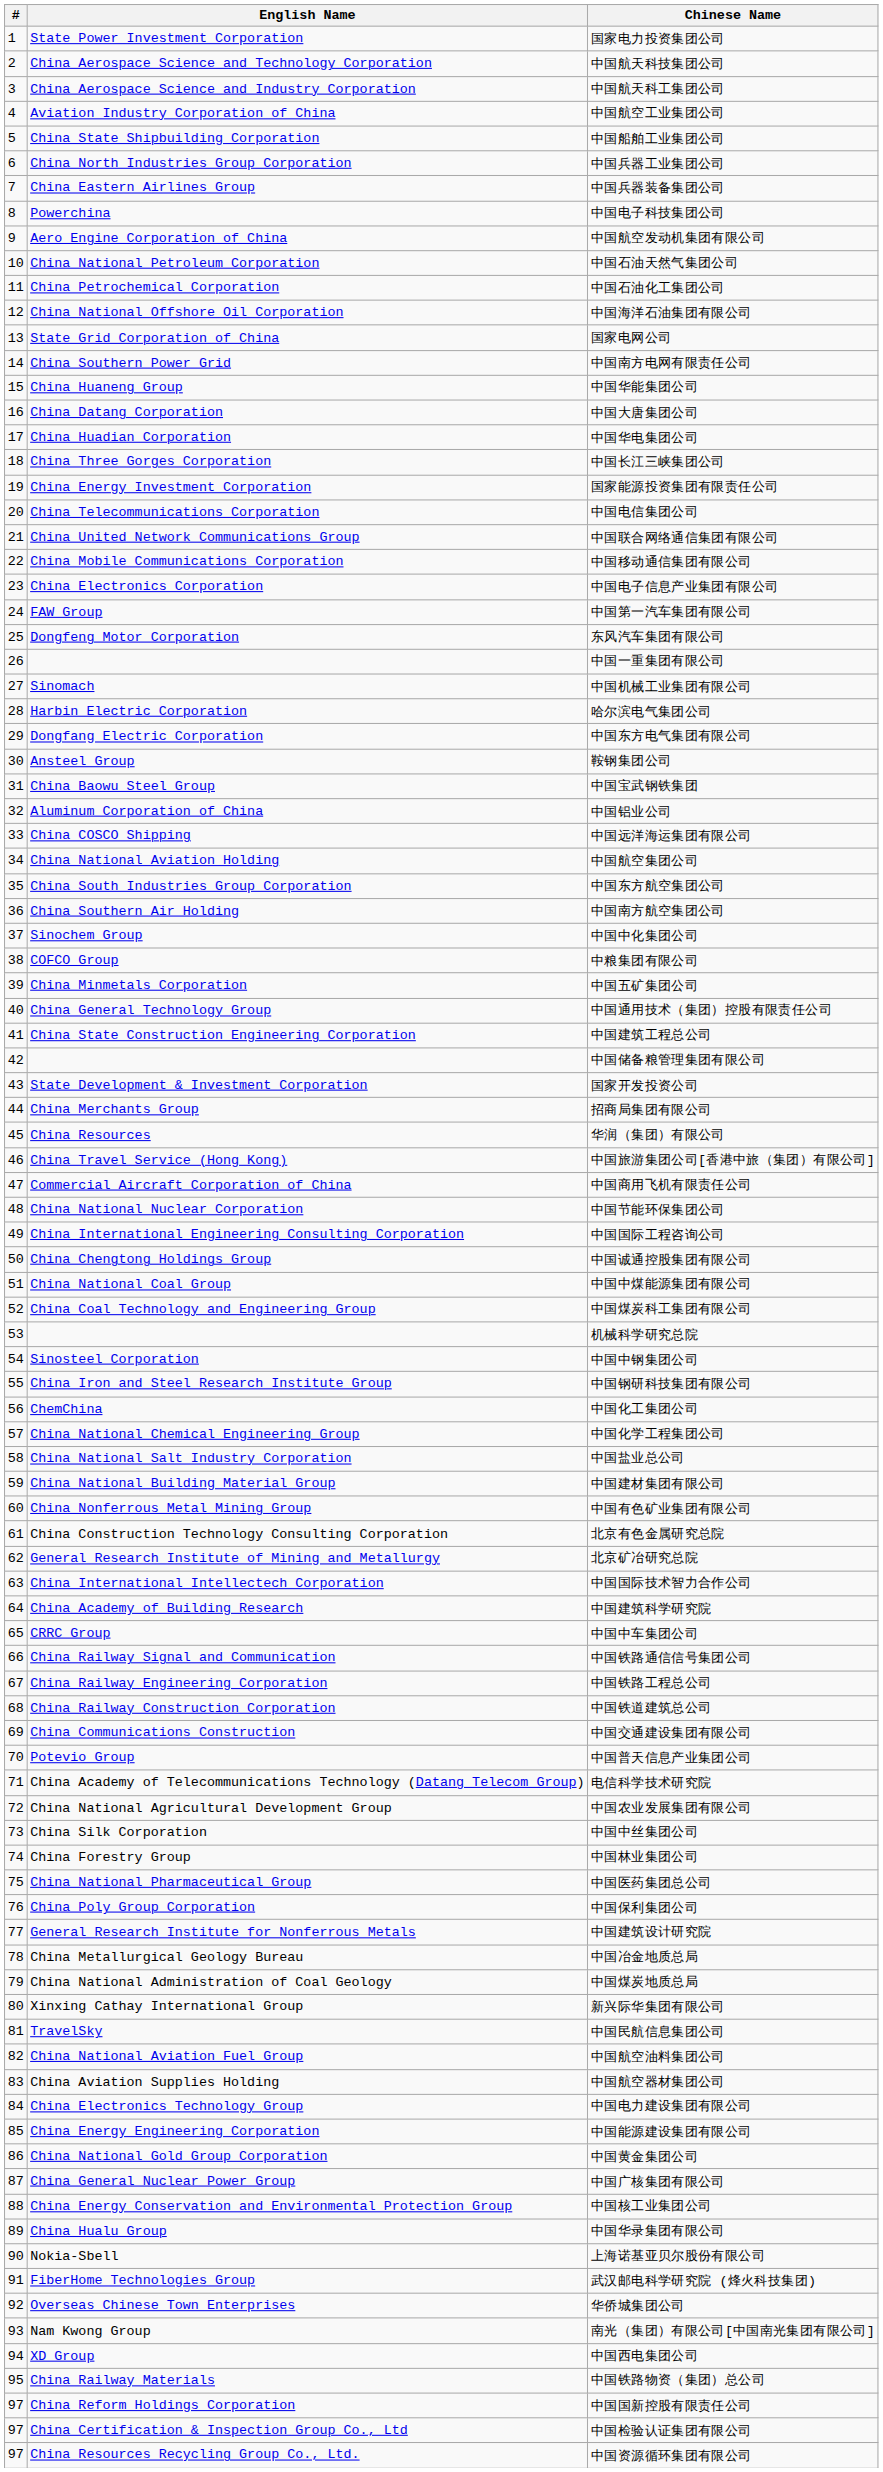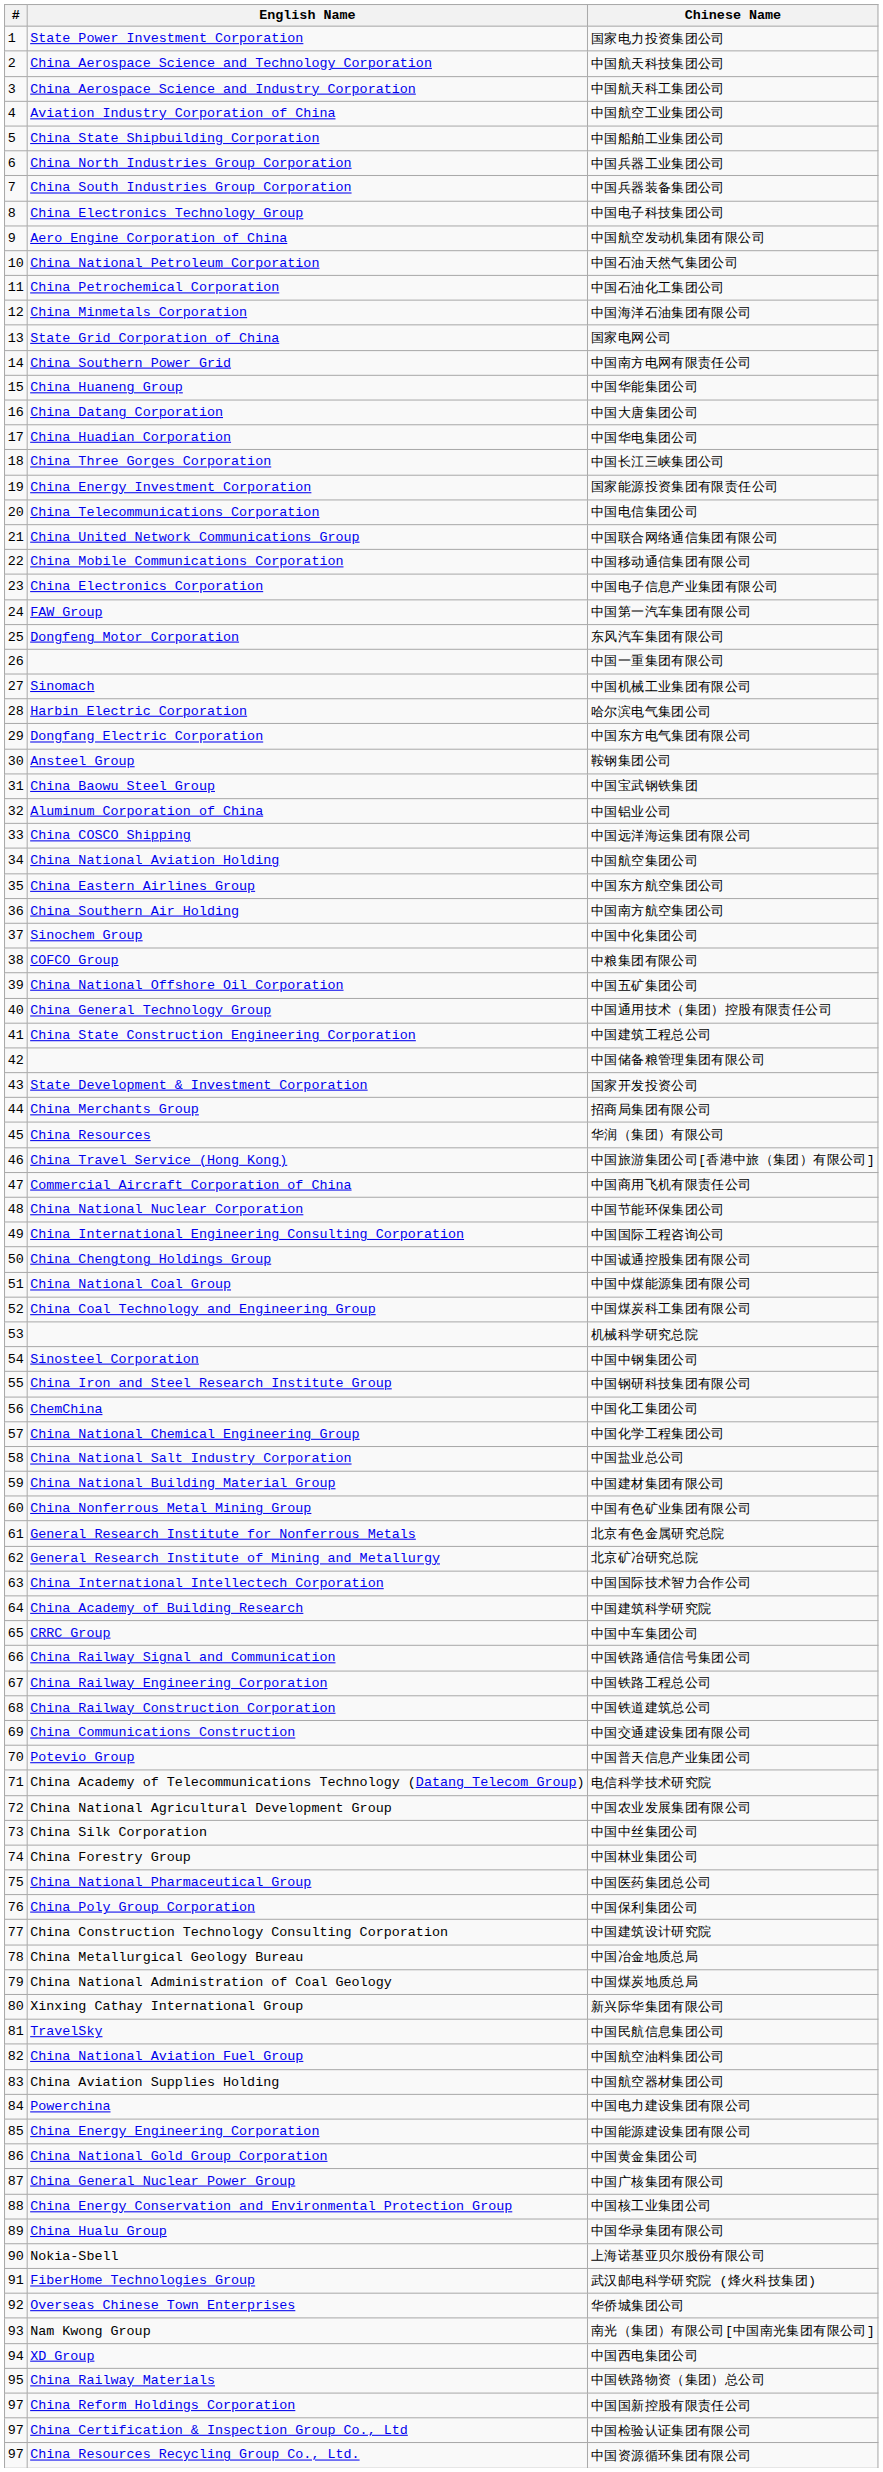(143, 188) China Eastern Airlines Group -> (191, 188) China South Industries Group Corporation
(70, 213) Powerchina -> (167, 213) China Electronics Technology Group
(187, 313) China National Offshore Oil Corporation -> (139, 313) China Minmetals Corporation
(191, 886) China South Industries Group Corporation -> (143, 886) China Eastern Airlines Group
(139, 985) China Minmetals Corporation -> (187, 985) China National Offshore Oil Corporation
(239, 1534) China Construction Technology Consulting Corporation -> (223, 1534) General Research Institute for Nonferrous Metals
(223, 1932) General Research Institute for Nonferrous Metals -> (239, 1932) China Construction Technology Consulting Corporation
(167, 2107) China Electronics Technology Group -> (70, 2107) Powerchina
